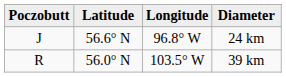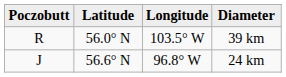rows swapped: (246, 38) <-> (246, 60)
